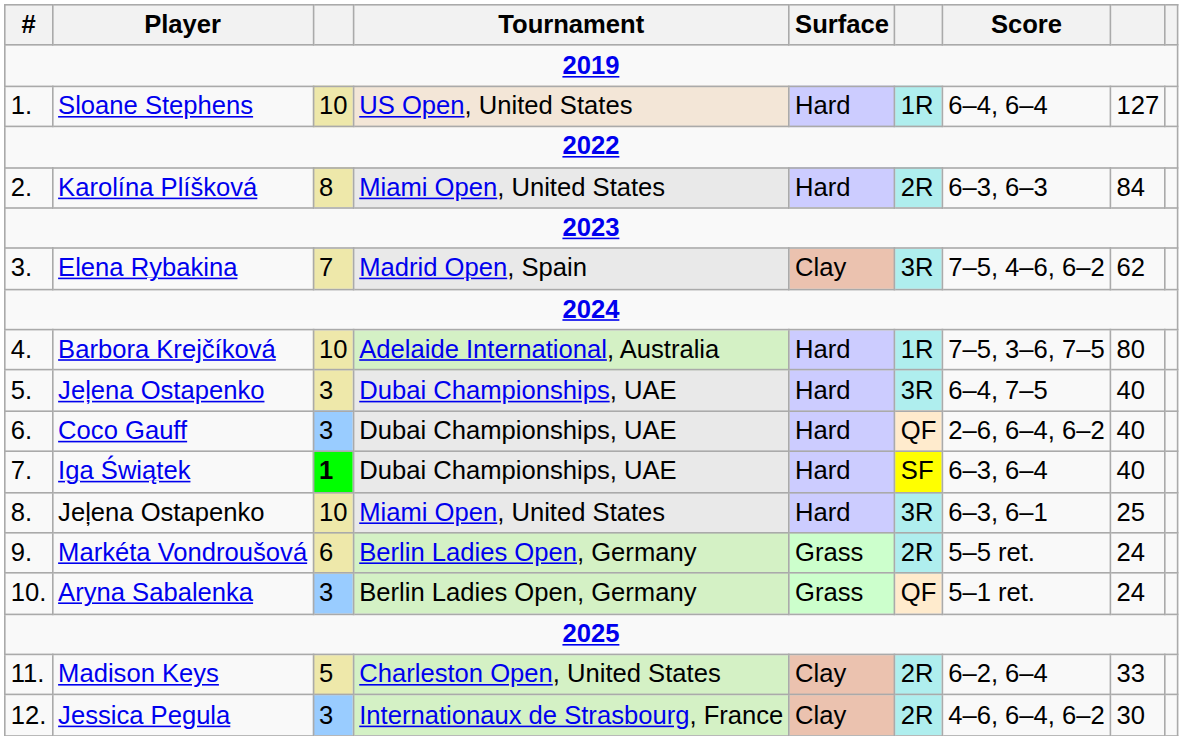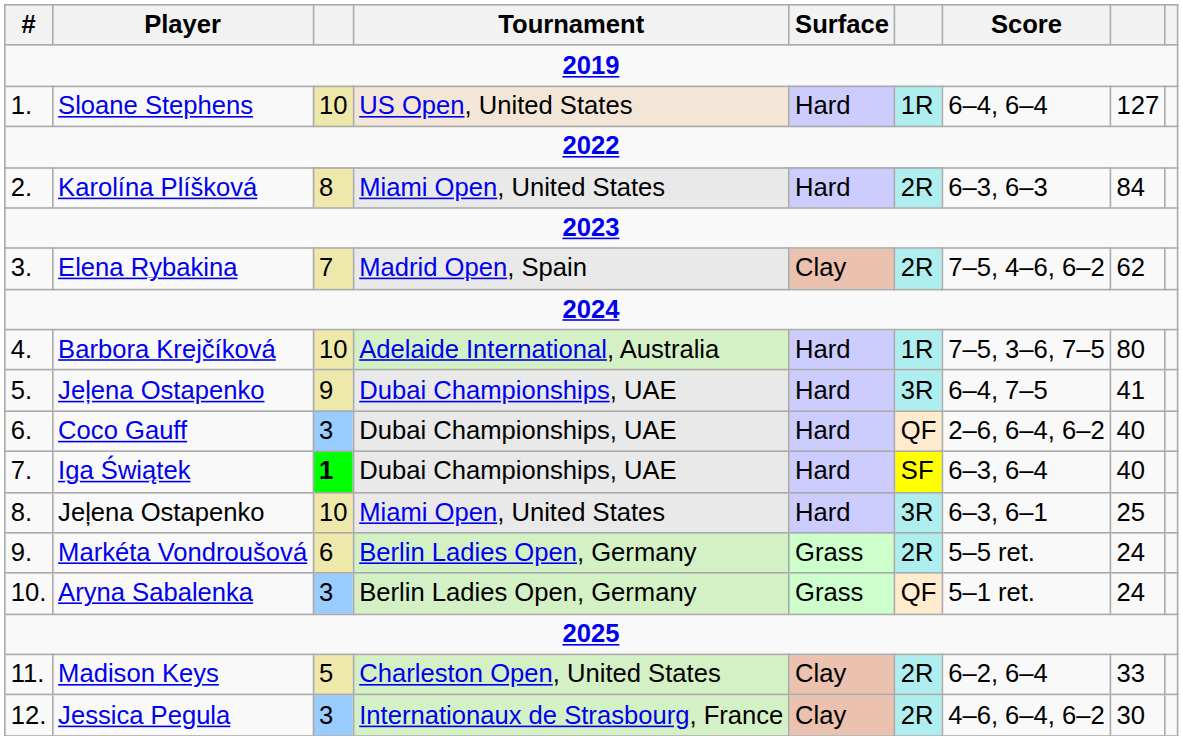(917, 268) 3R -> (917, 268) 2R
(326, 390) 3 -> (326, 390) 9
(1131, 390) 40 -> (1131, 390) 41
